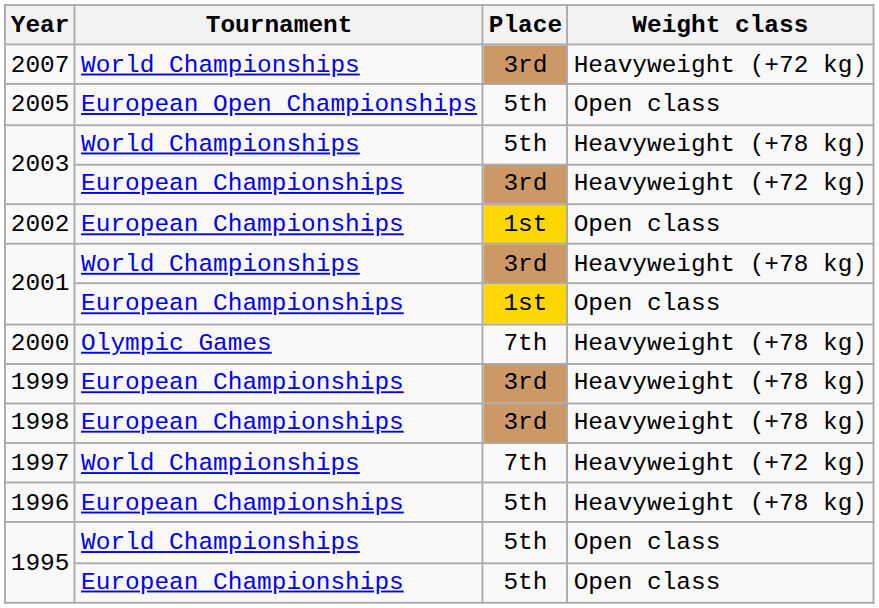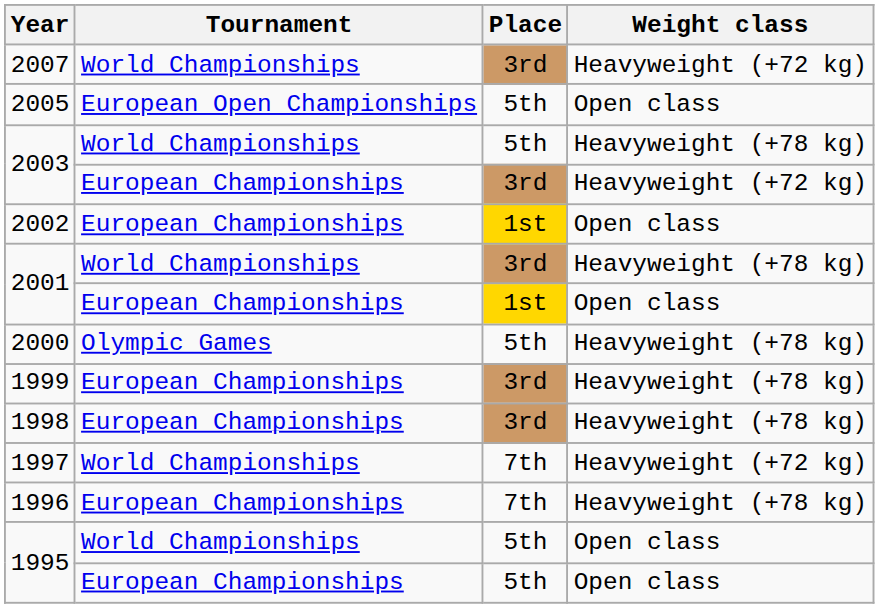(525, 344) 7th -> (525, 344) 5th
(525, 503) 5th -> (525, 503) 7th
